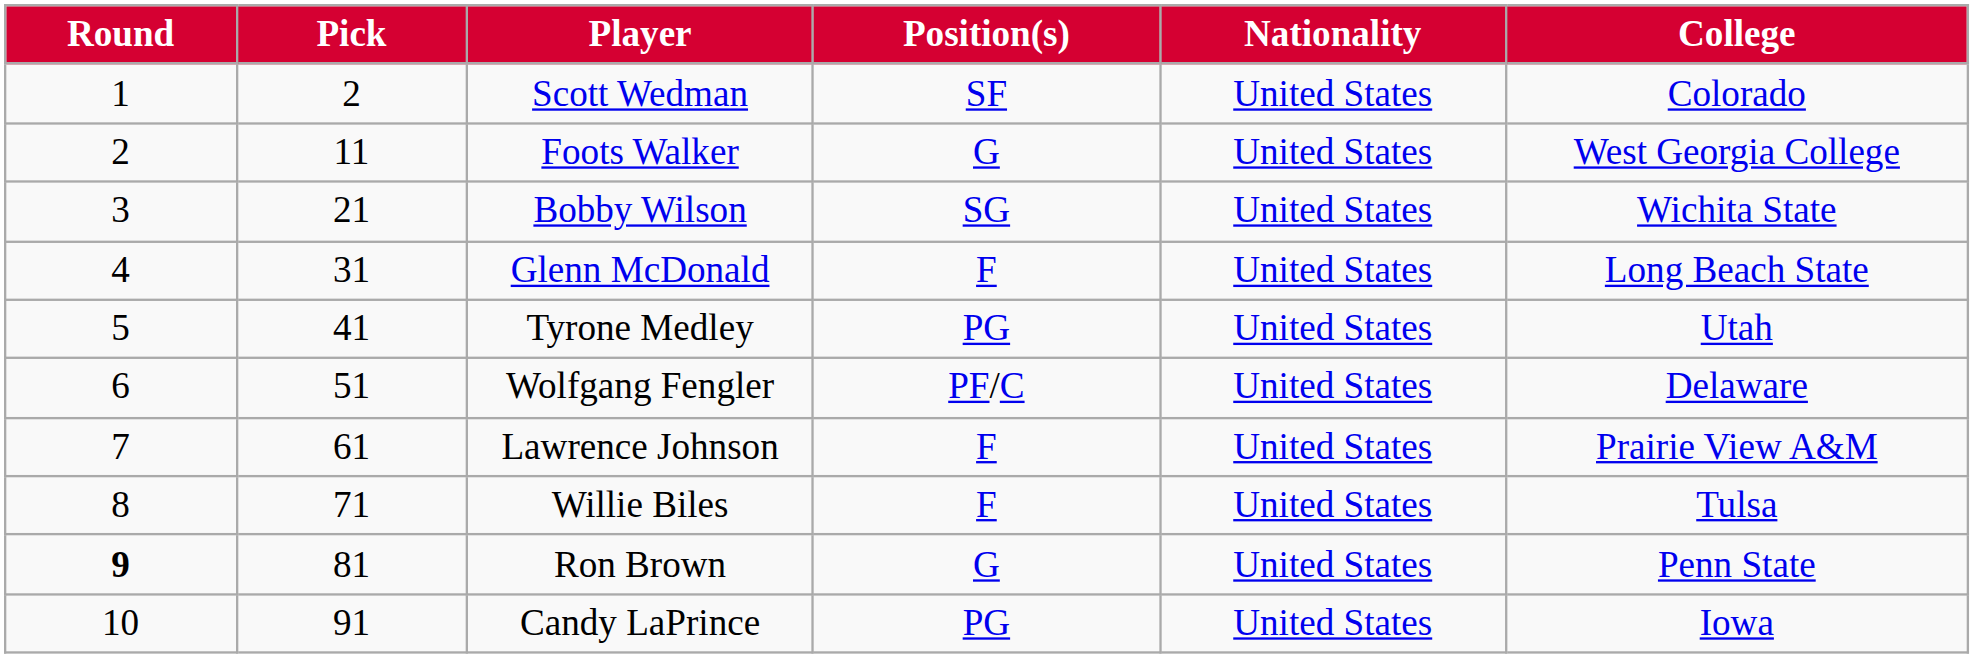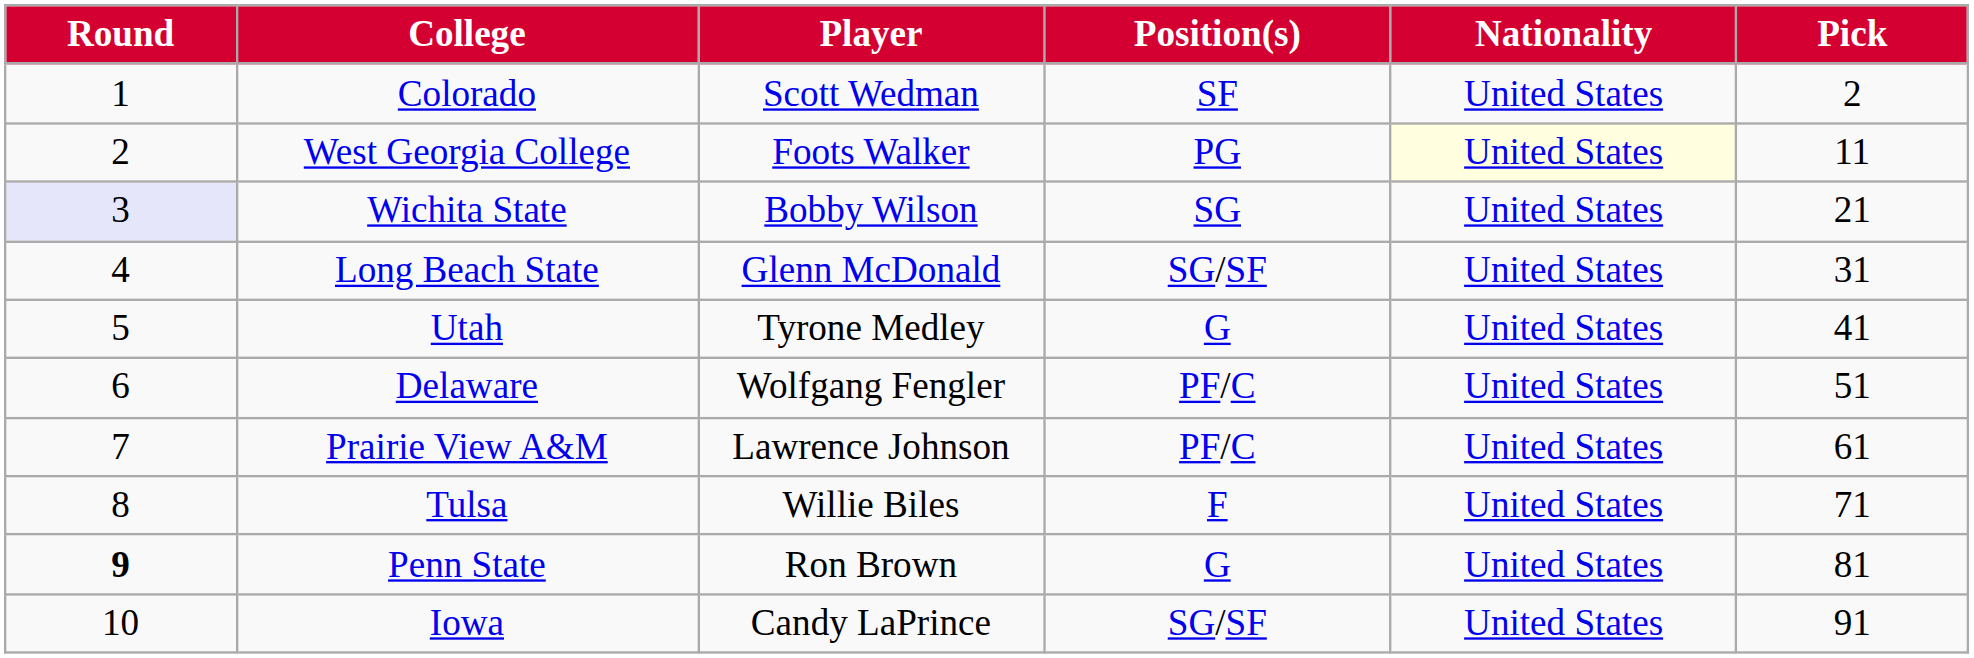columns swapped: (351, 33) <-> (1737, 33)
(986, 151) G -> (1217, 151) PG
(1333, 151) no background -> (1564, 151) lightyellow background
(121, 210) no background -> (121, 210) lavender background
(986, 269) F -> (1217, 269) SG/SF
(986, 328) PG -> (1217, 328) G
(986, 446) F -> (1217, 446) PF/C
(986, 622) PG -> (1217, 622) SG/SF
